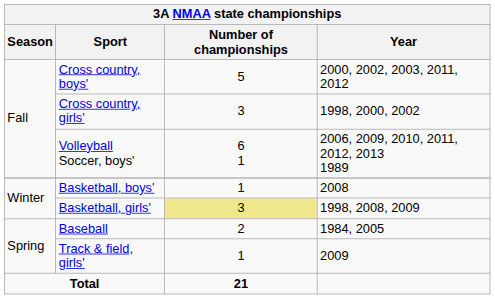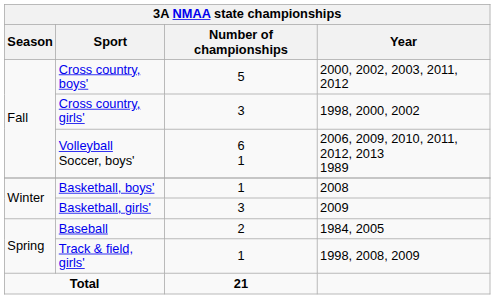(241, 208) khaki background -> (241, 208) no background
(370, 208) 1998, 2008, 2009 -> (334, 208) 2009
(334, 256) 2009 -> (370, 256) 1998, 2008, 2009
